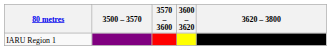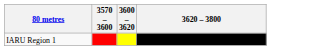- column: (122, 19)
